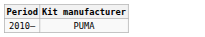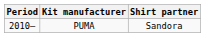+ column: (164, 11)
